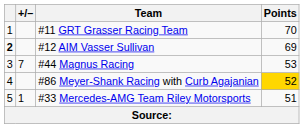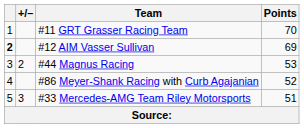(21, 64) 7 -> (21, 64) 2
(291, 81) gold background -> (291, 81) no background
(21, 99) 1 -> (21, 99) 3
